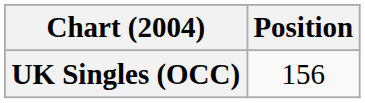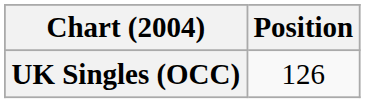(303, 73) 156 -> (303, 73) 126
